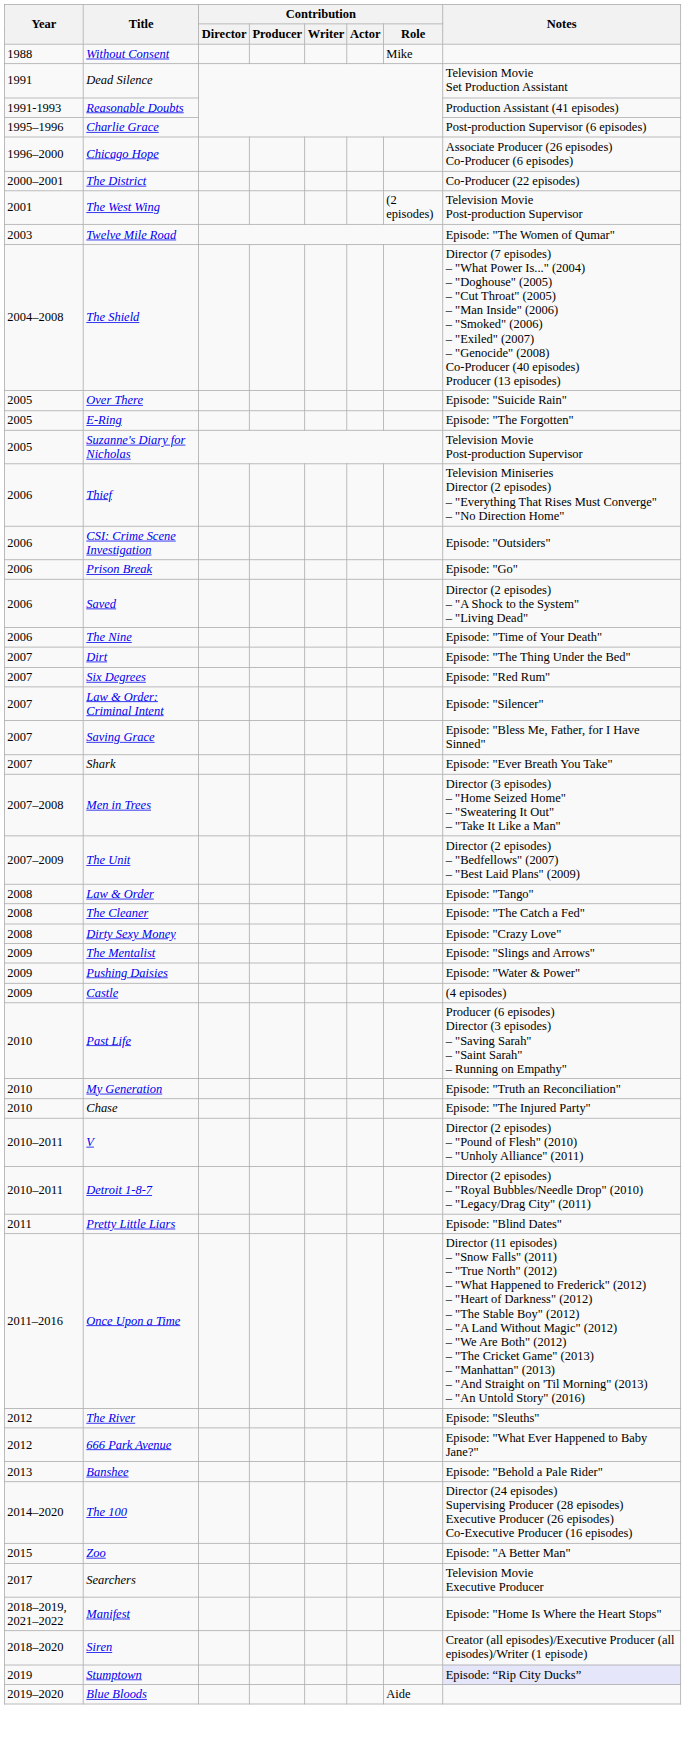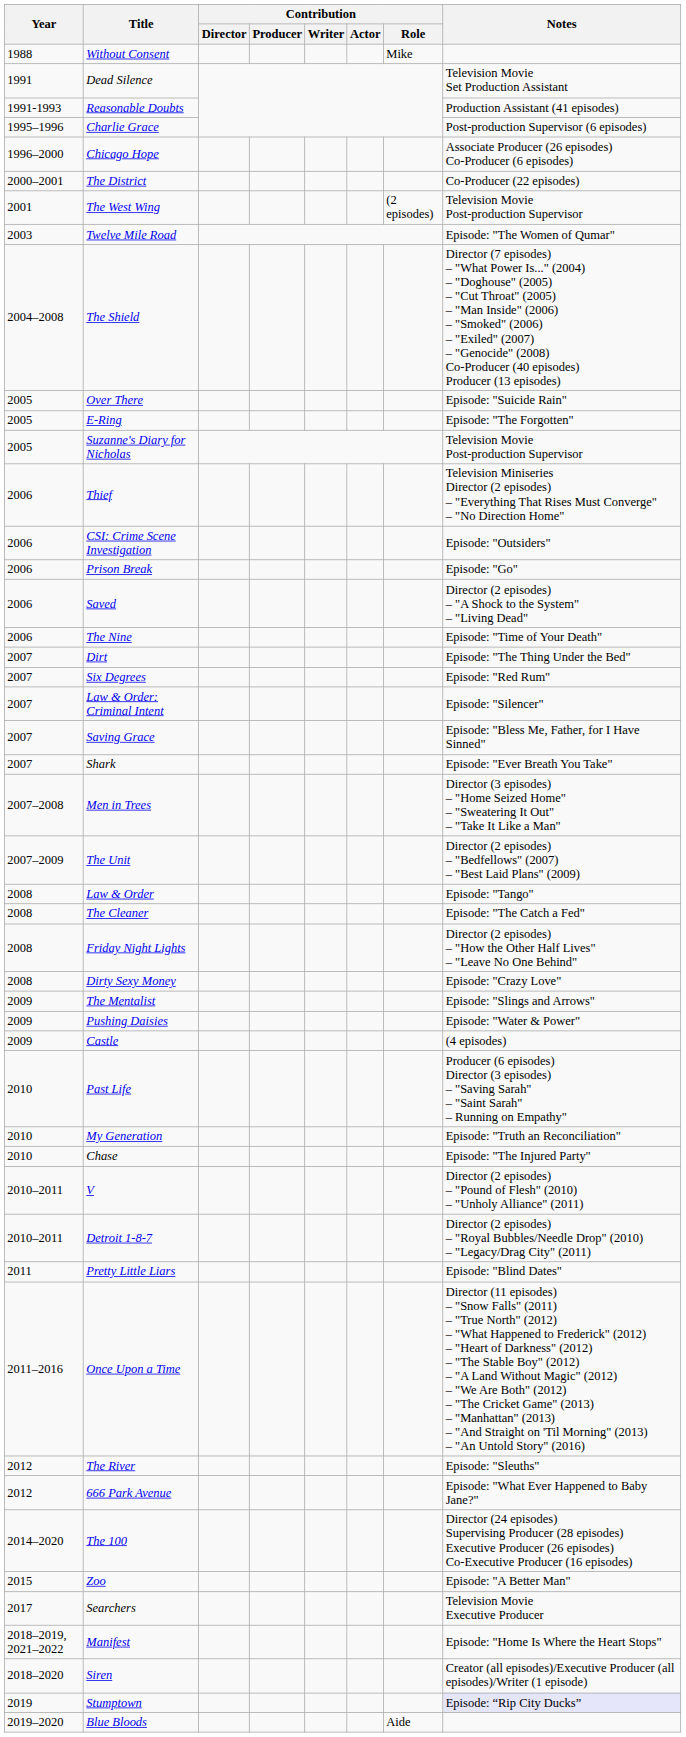+ row: (136, 947)
- row: (107, 1471)
